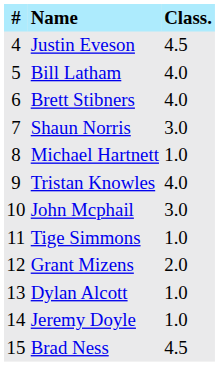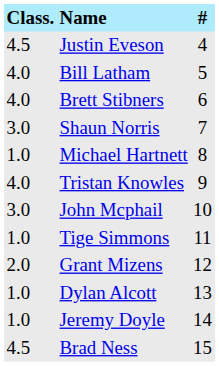columns swapped: (16, 17) <-> (188, 17)
